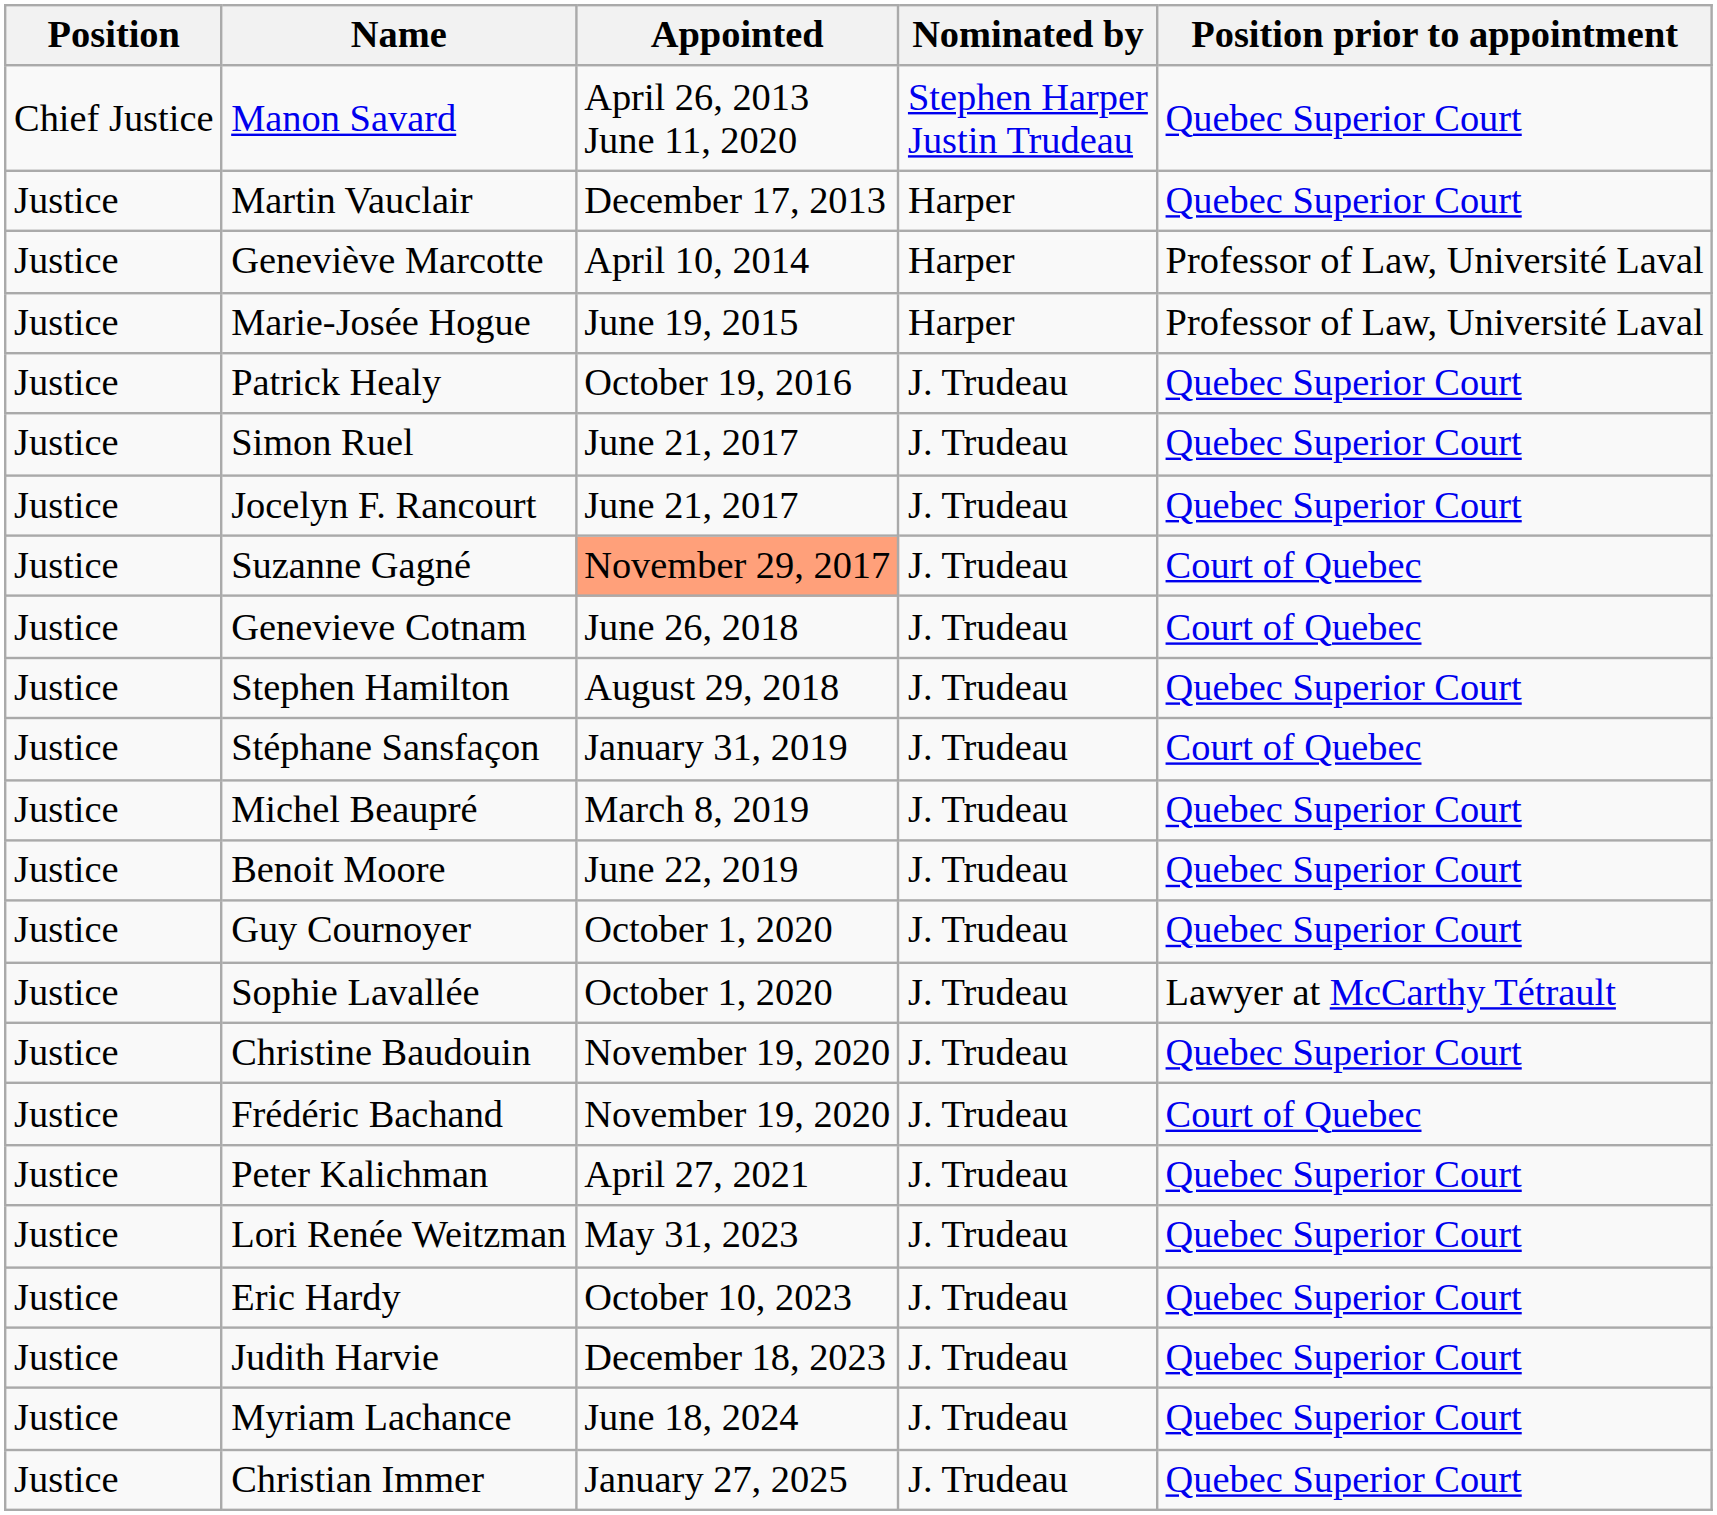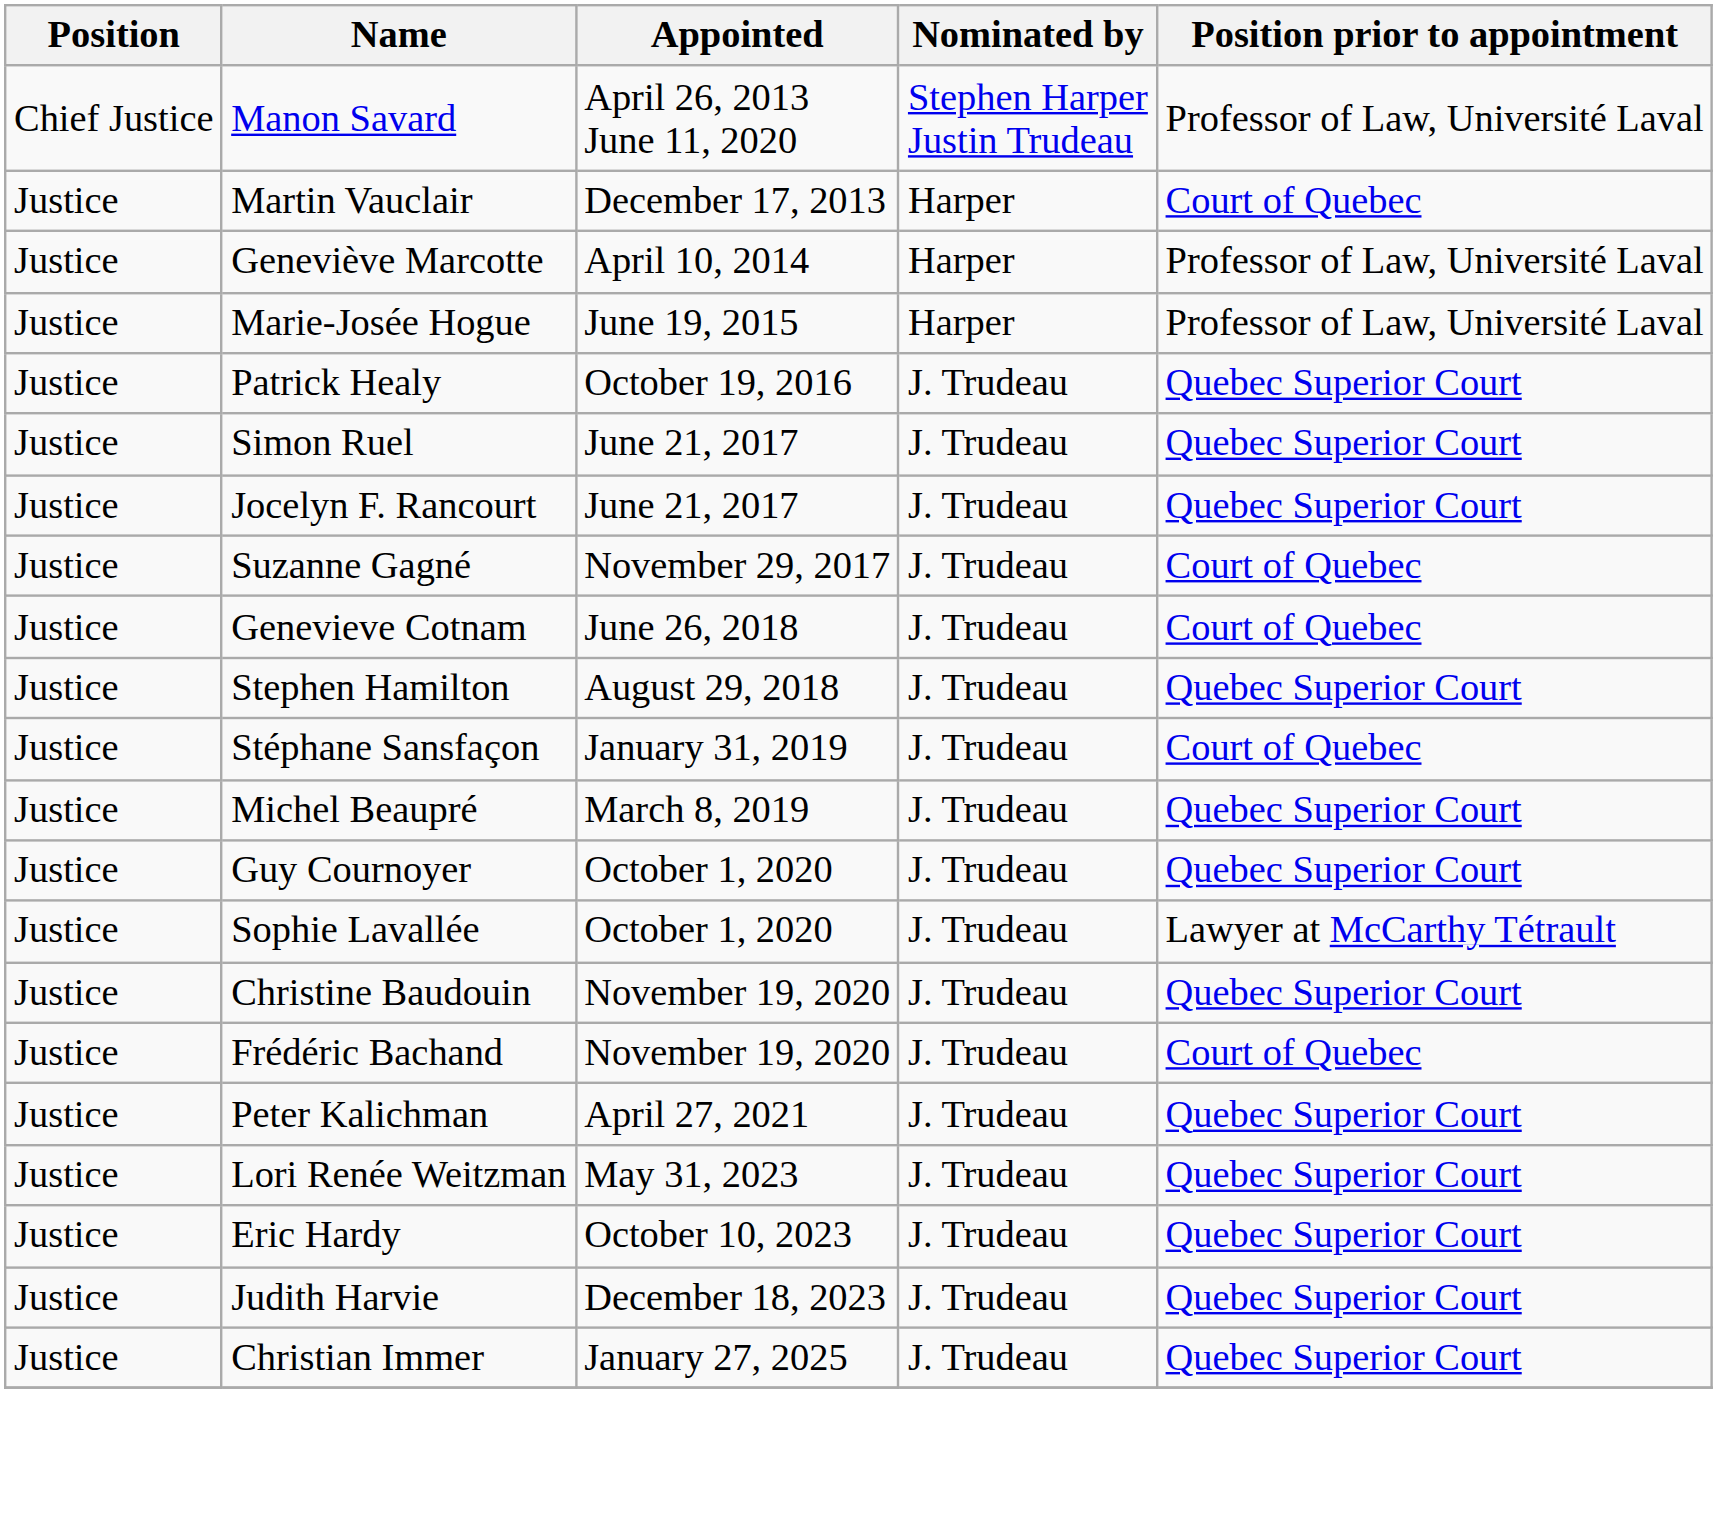(1344, 117) Quebec Superior Court -> (1435, 117) Professor of Law, Université Laval
(1344, 199) Quebec Superior Court -> (1294, 199) Court of Quebec
(737, 565) lightsalmon background -> (737, 565) no background
- row: (338, 869)
- row: (371, 1417)
